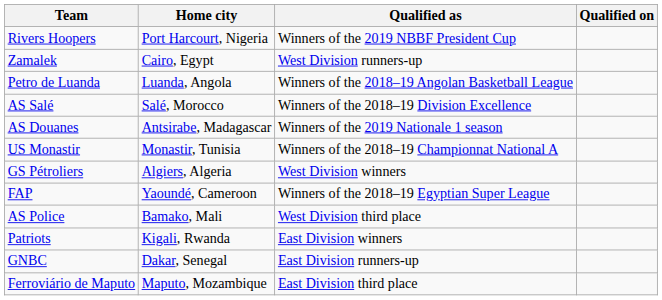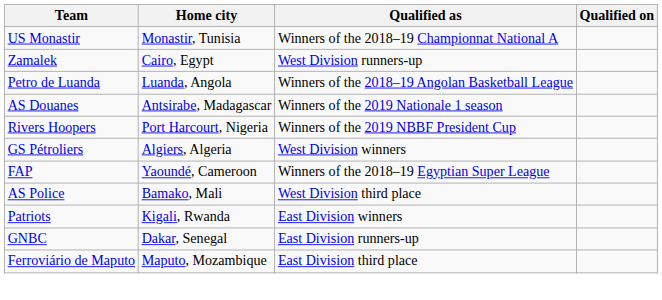rows swapped: (44, 149) <-> (52, 37)
- row: (31, 104)
